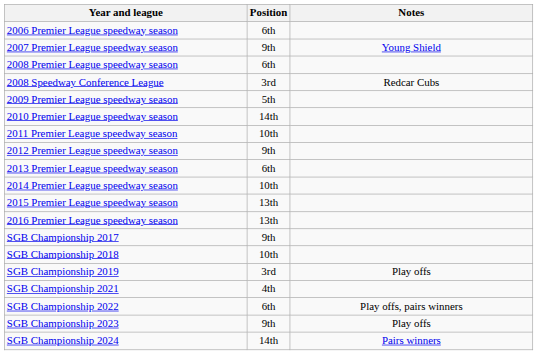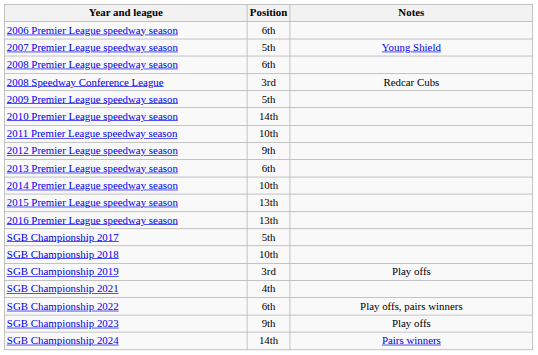(269, 47) 9th -> (269, 47) 5th
(269, 237) 9th -> (269, 237) 5th
